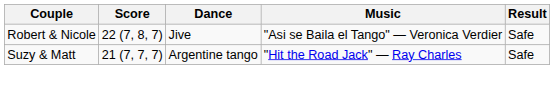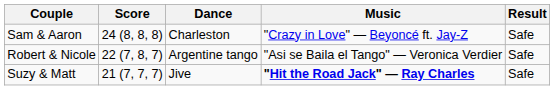+ row: (45, 34)
(180, 34) Jive -> (213, 54) Argentine tango
(213, 54) Argentine tango -> (180, 74) Jive
(363, 54) normal -> (369, 74) bold
